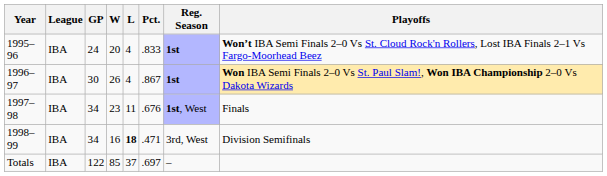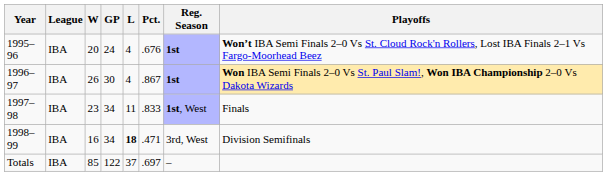columns swapped: (96, 19) <-> (115, 19)
(151, 49) .833 -> (151, 49) .676
(151, 109) .676 -> (151, 109) .833
